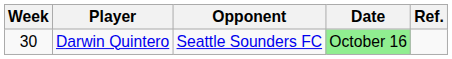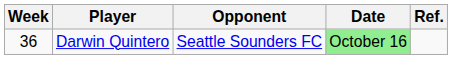(28, 41) 30 -> (28, 41) 36
